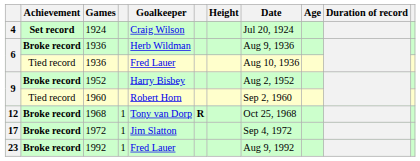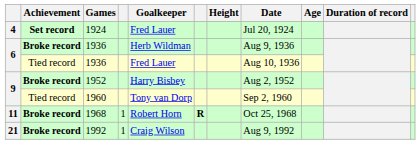(157, 30) Craig Wilson -> (153, 30) Fred Lauer
(156, 97) Robert Horn -> (161, 97) Tony van Dorp
(13, 114) 12 -> (13, 114) 11
(161, 114) Tony van Dorp -> (156, 114) Robert Horn
- row: (52, 131)
(13, 148) 23 -> (13, 131) 21
(153, 148) Fred Lauer -> (157, 131) Craig Wilson
